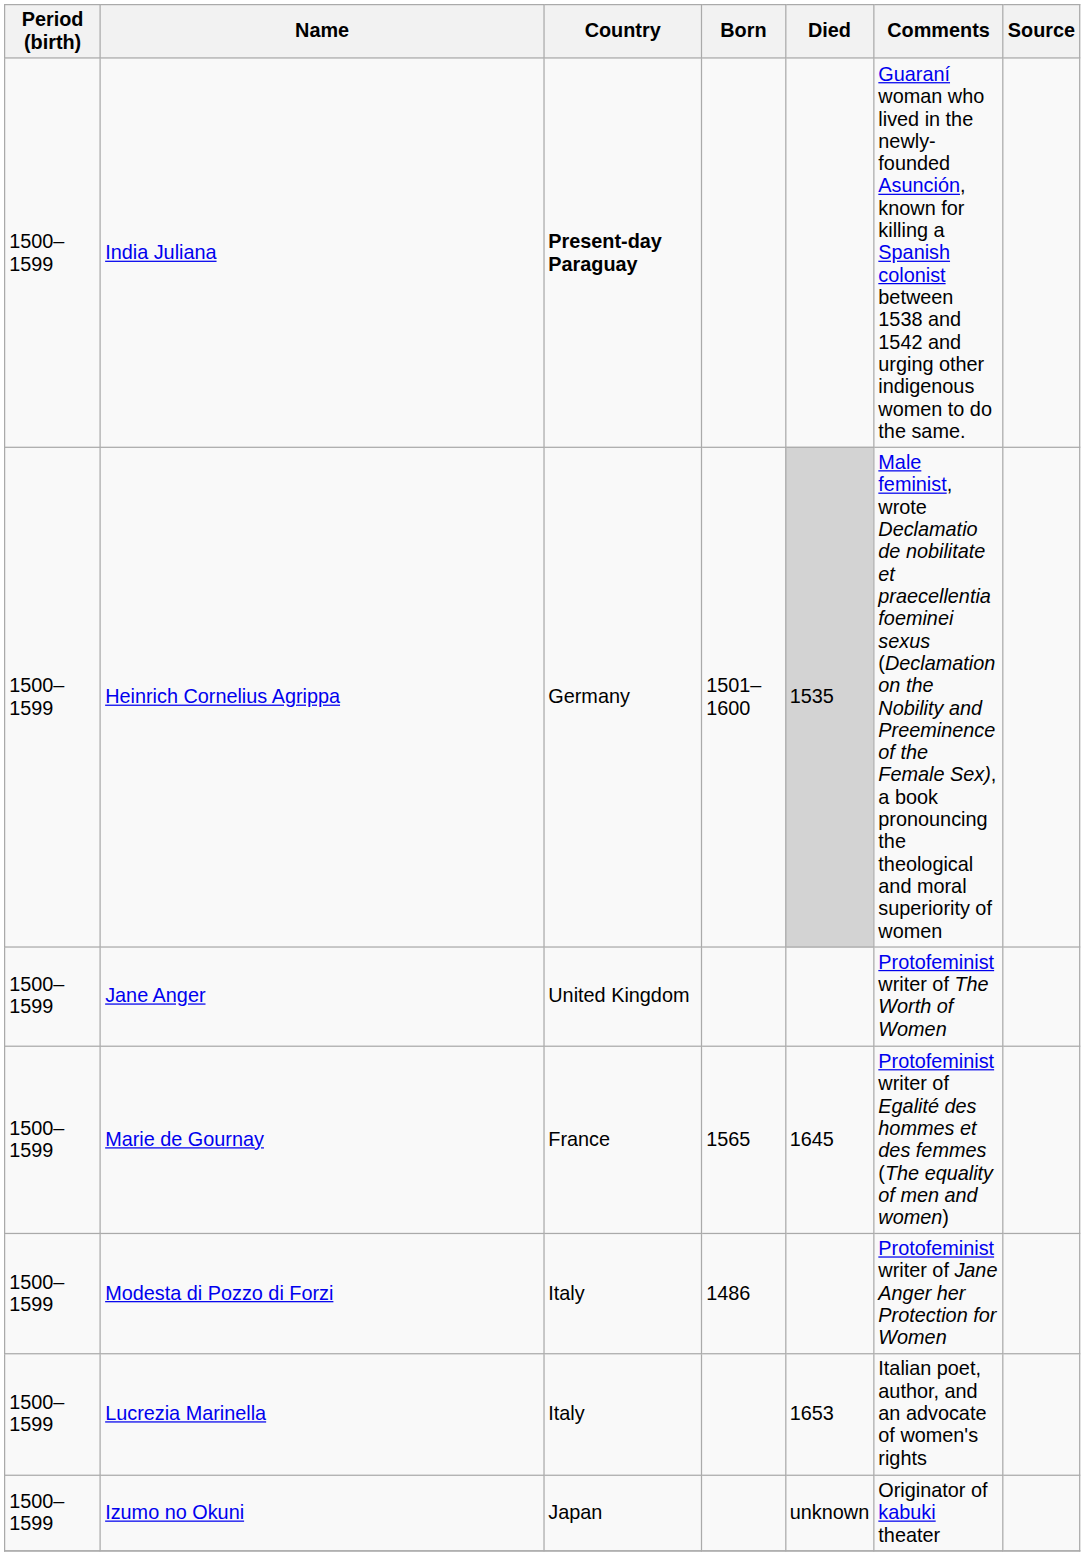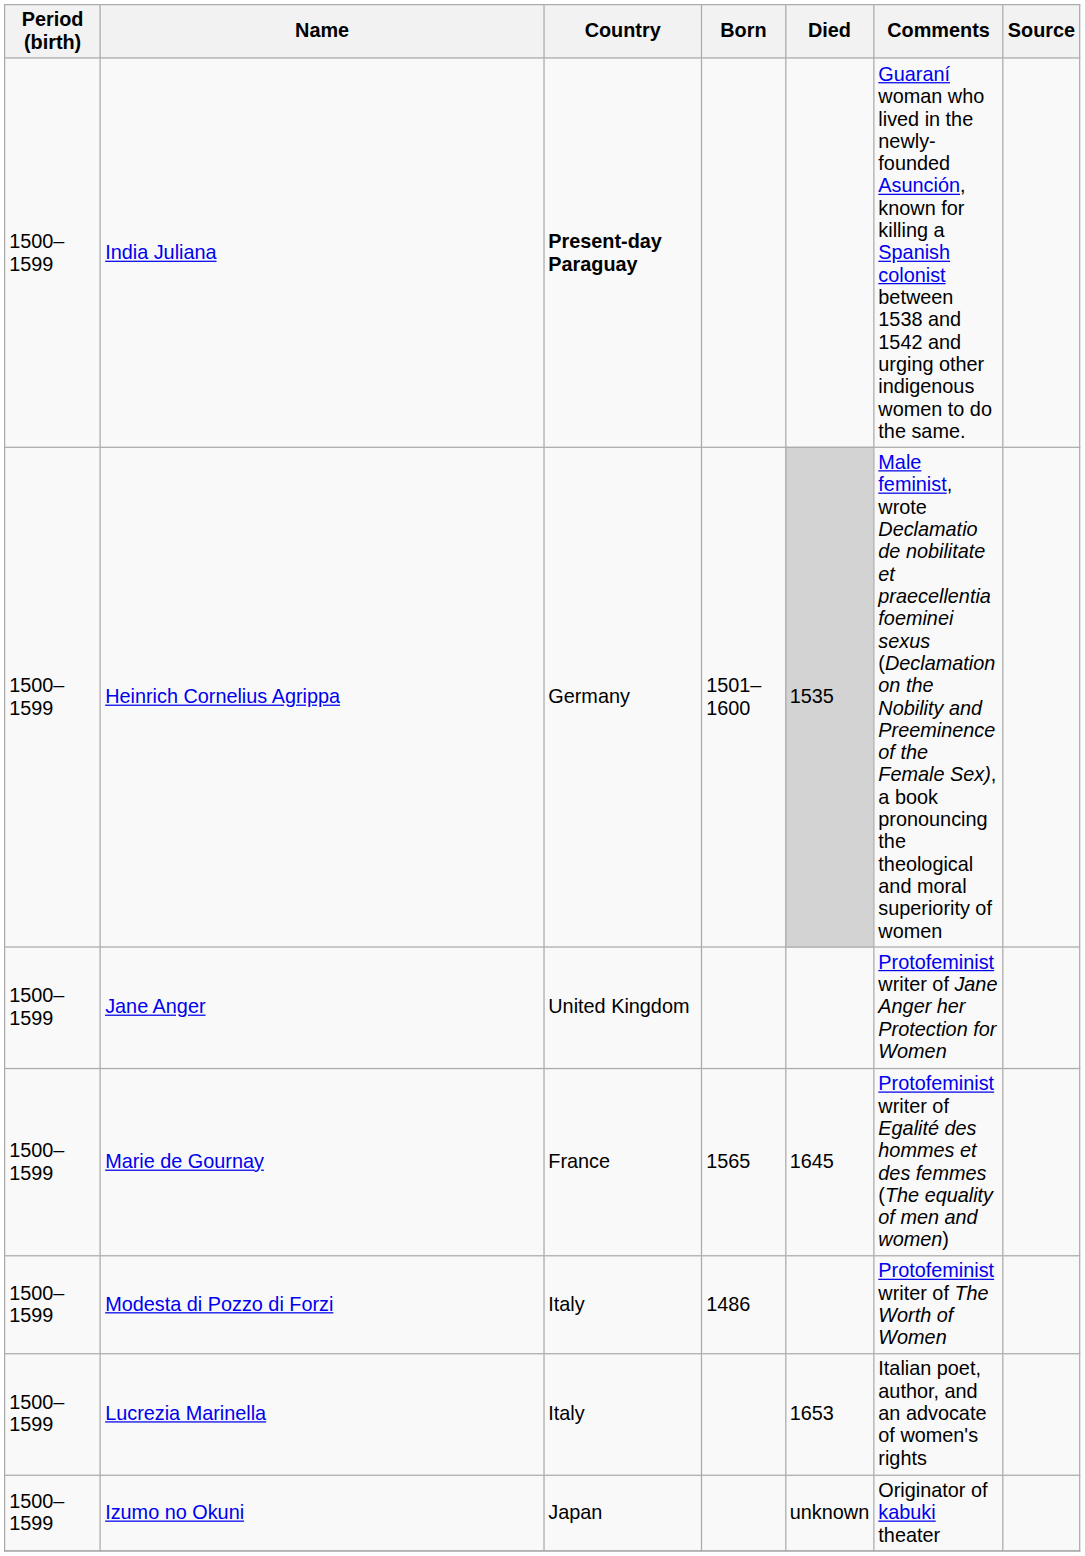(936, 996) Protofeminist writer of The Worth of Women -> (938, 1007) Protofeminist writer of Jane Anger her Protection for Women
(938, 1293) Protofeminist writer of Jane Anger her Protection for Women -> (936, 1304) Protofeminist writer of The Worth of Women
